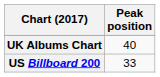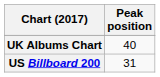(130, 63) 33 -> (130, 63) 31
